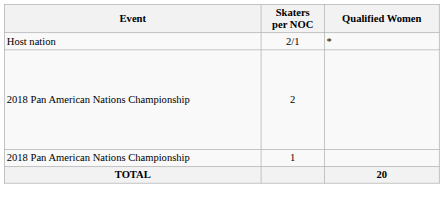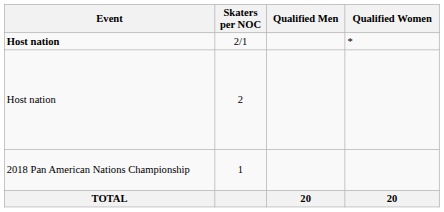+ column: (306, 18)
(31, 41) normal -> (33, 41) bold
(98, 99) 2018 Pan American Nations Championship -> (31, 99) Host nation
